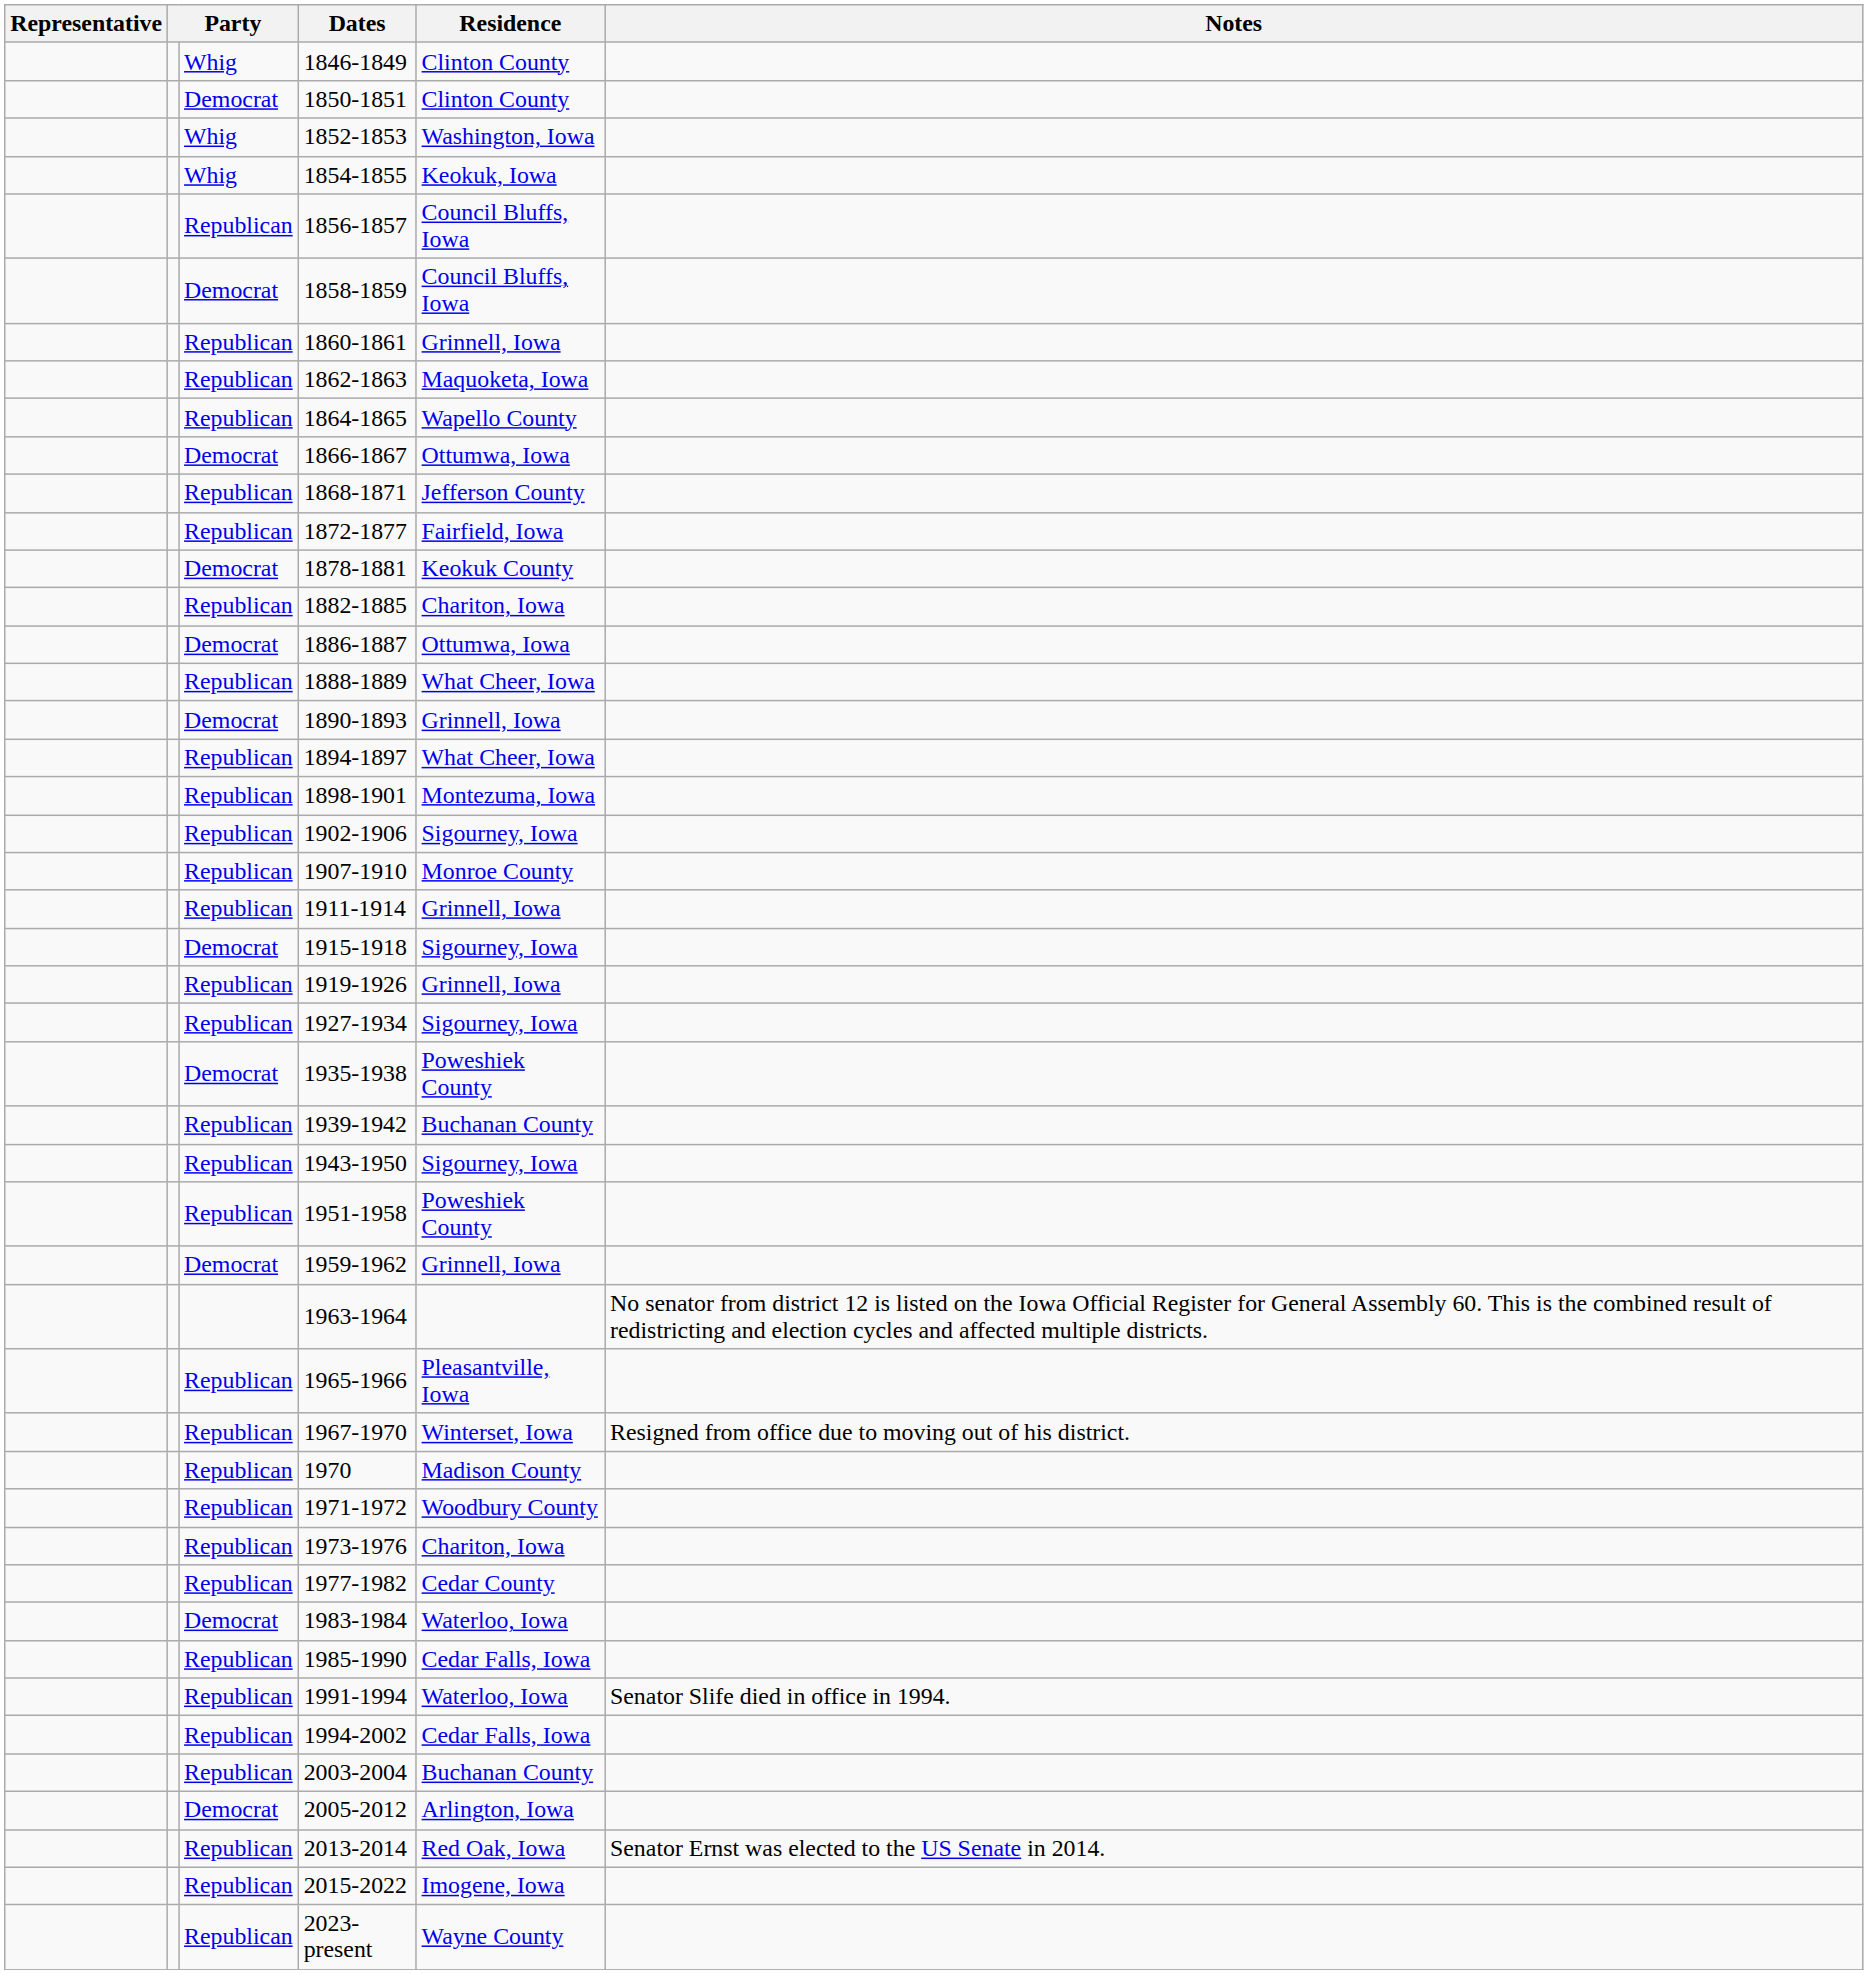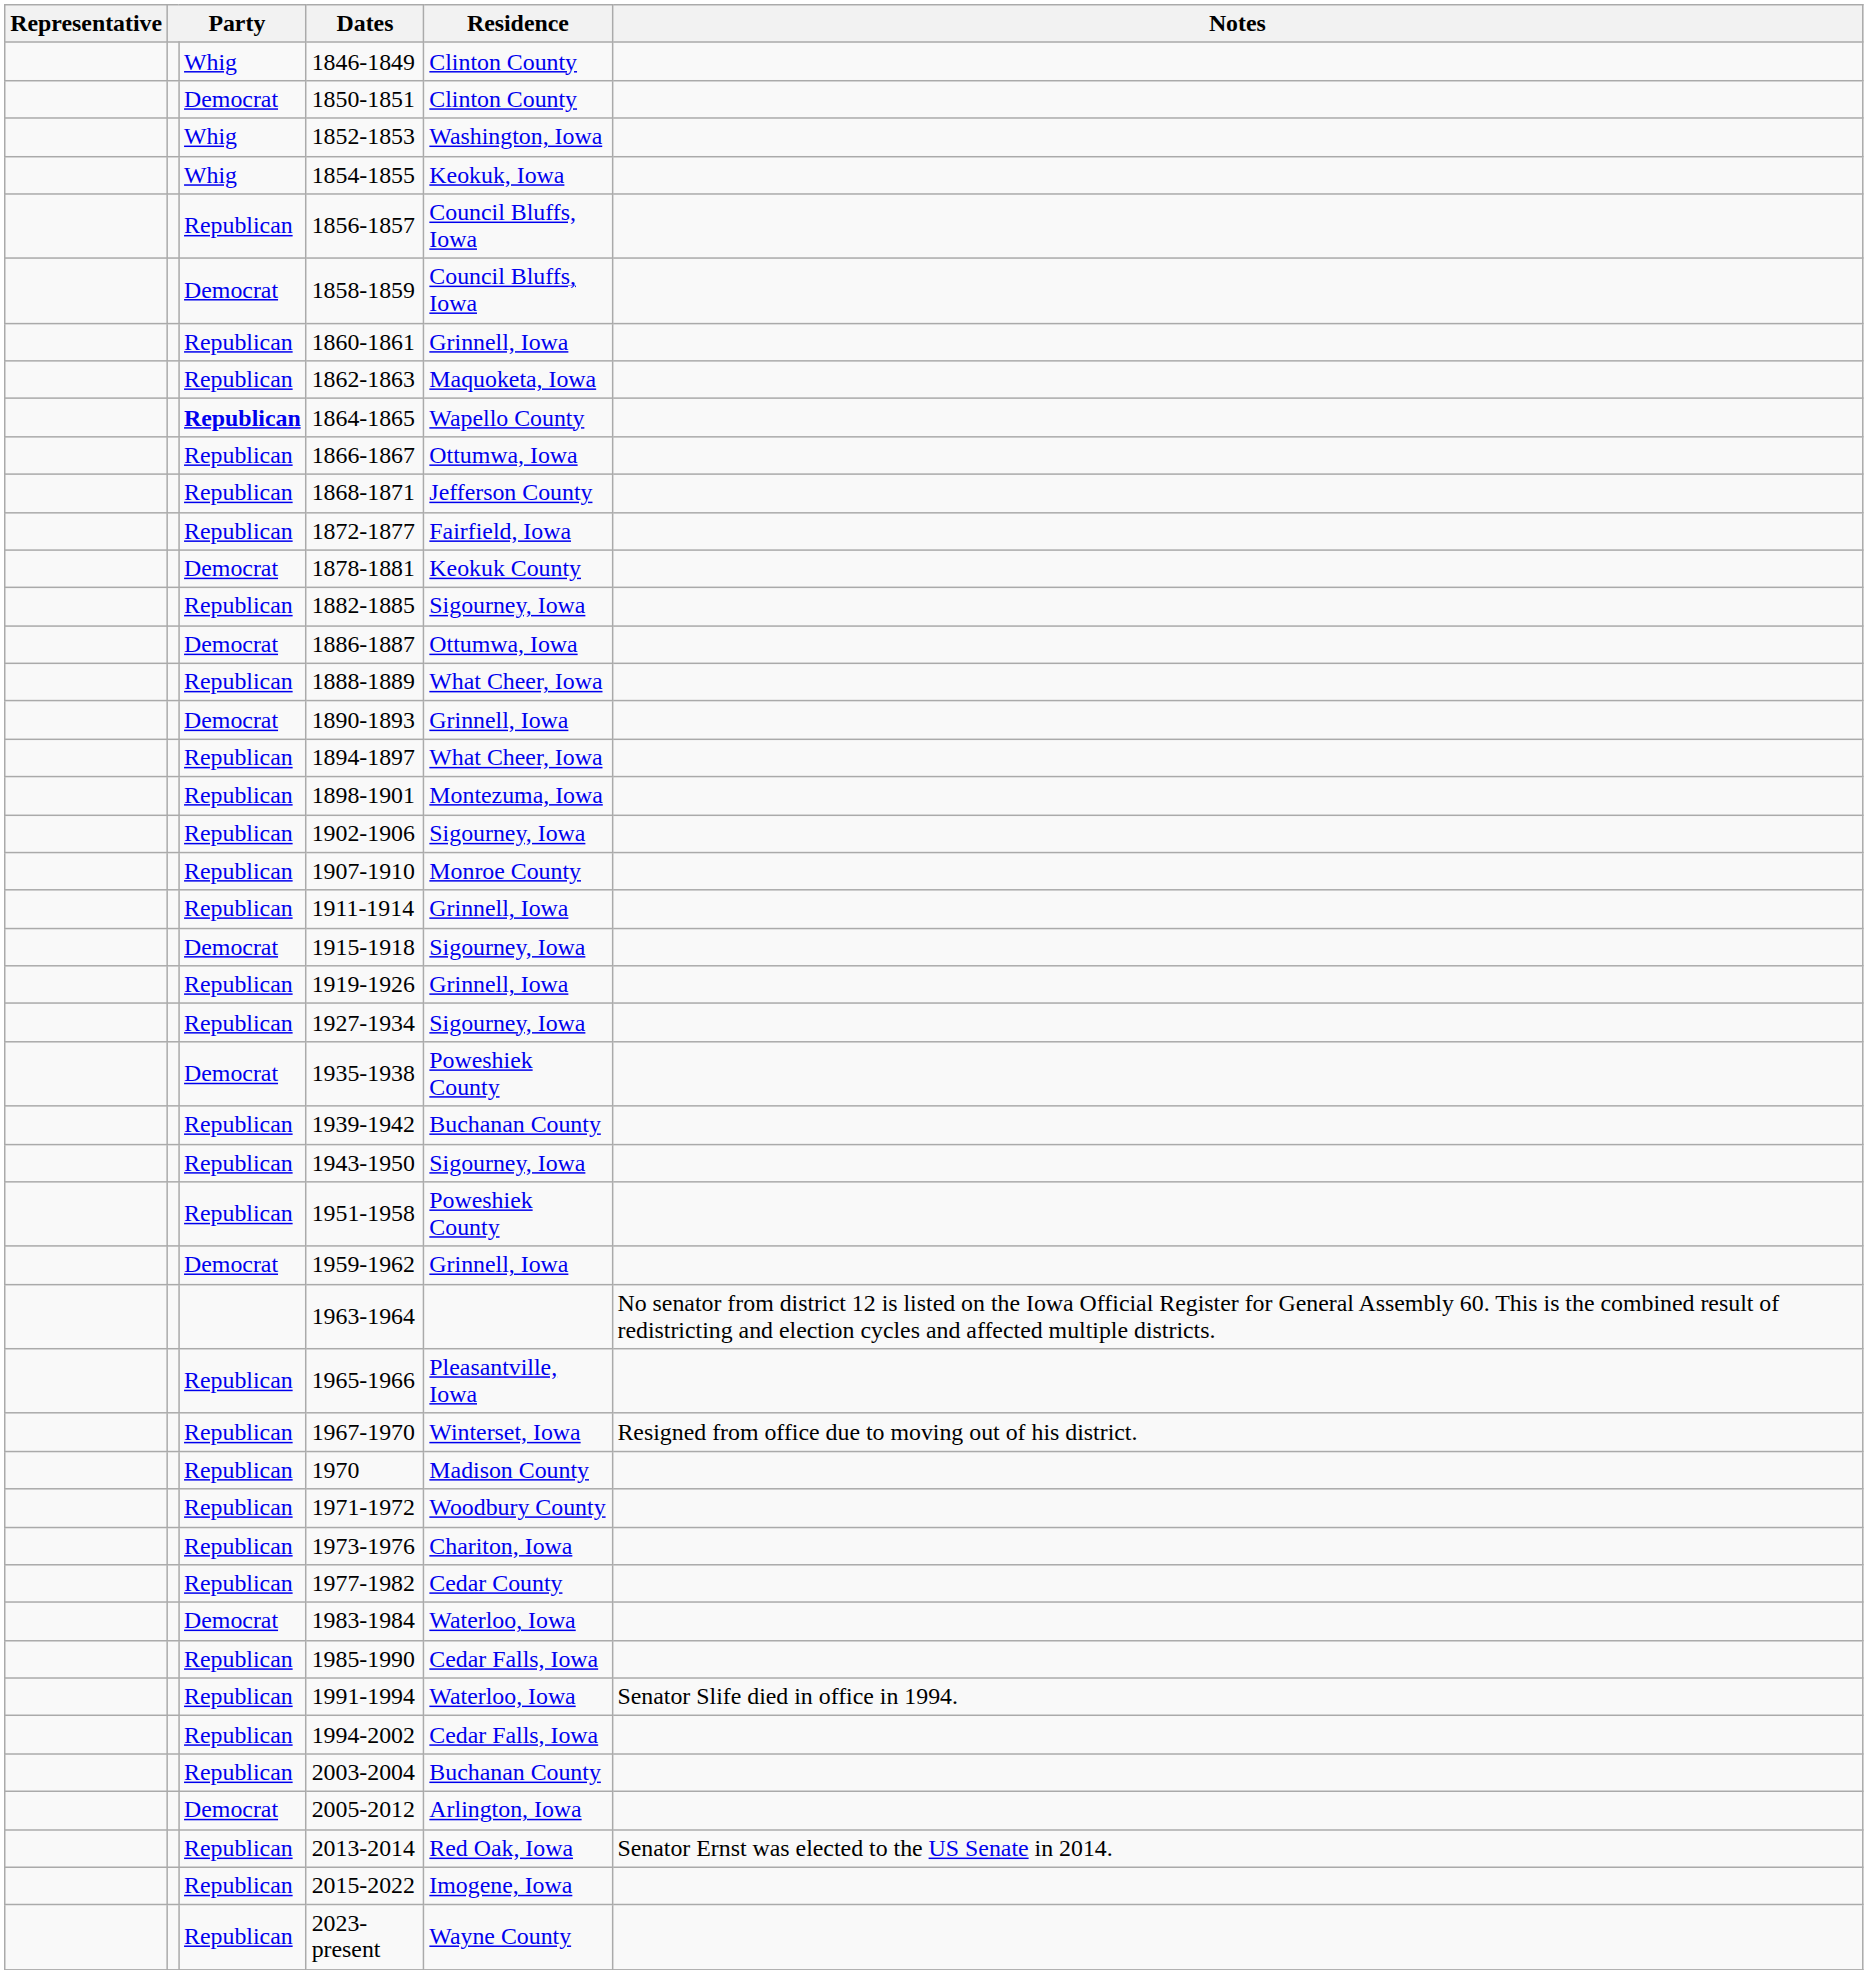(238, 417) normal -> (242, 417) bold
(231, 455) Democrat -> (238, 455) Republican
(493, 606) Chariton, Iowa -> (507, 606) Sigourney, Iowa
